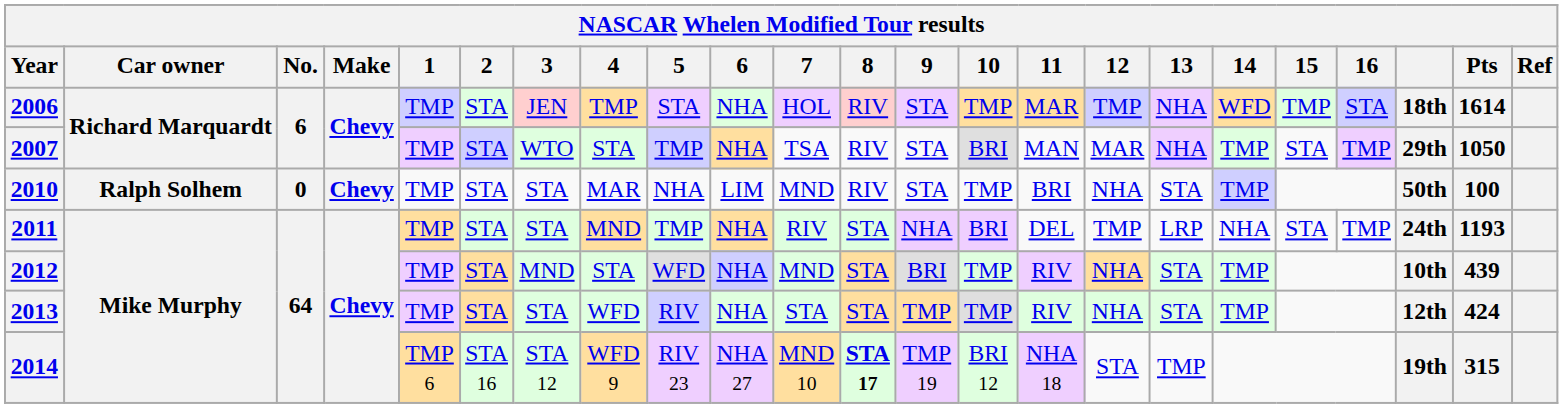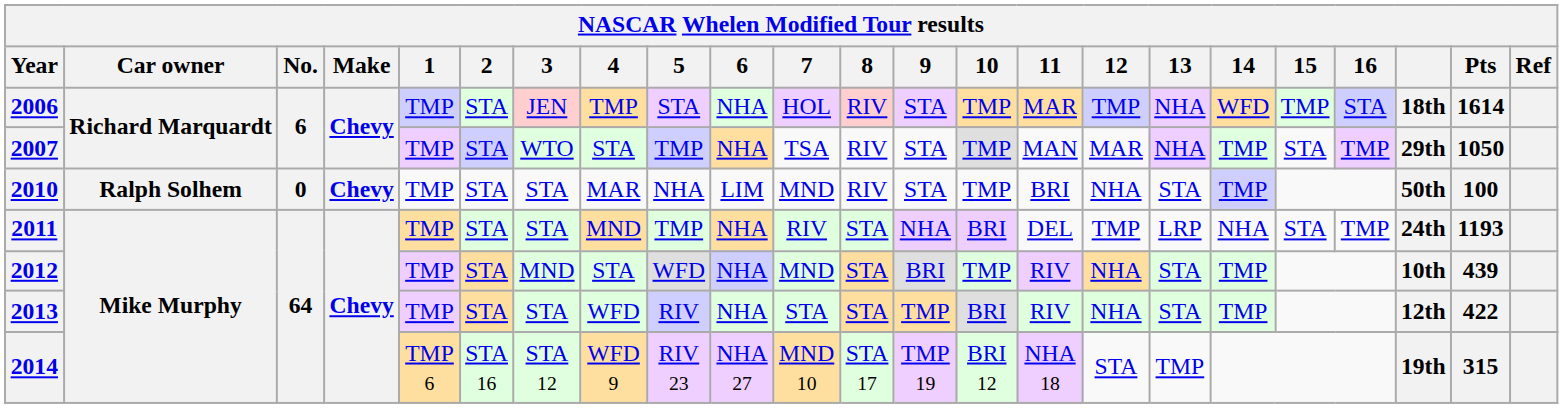(988, 147) BRI -> (987, 147) TMP
(988, 311) TMP -> (987, 311) BRI
(1482, 311) 424 -> (1481, 311) 422
(868, 367) bold -> (867, 366) normal
